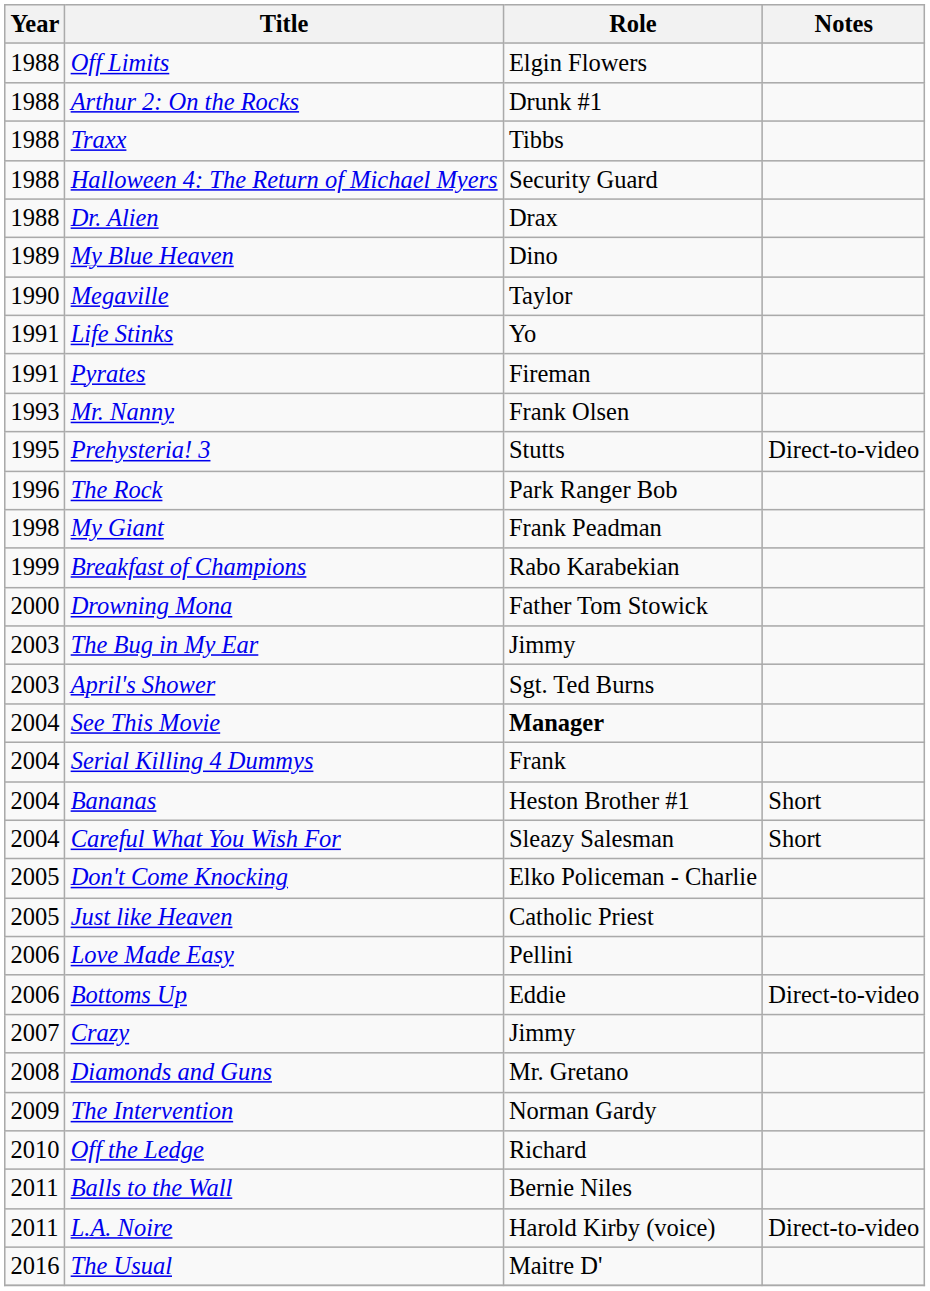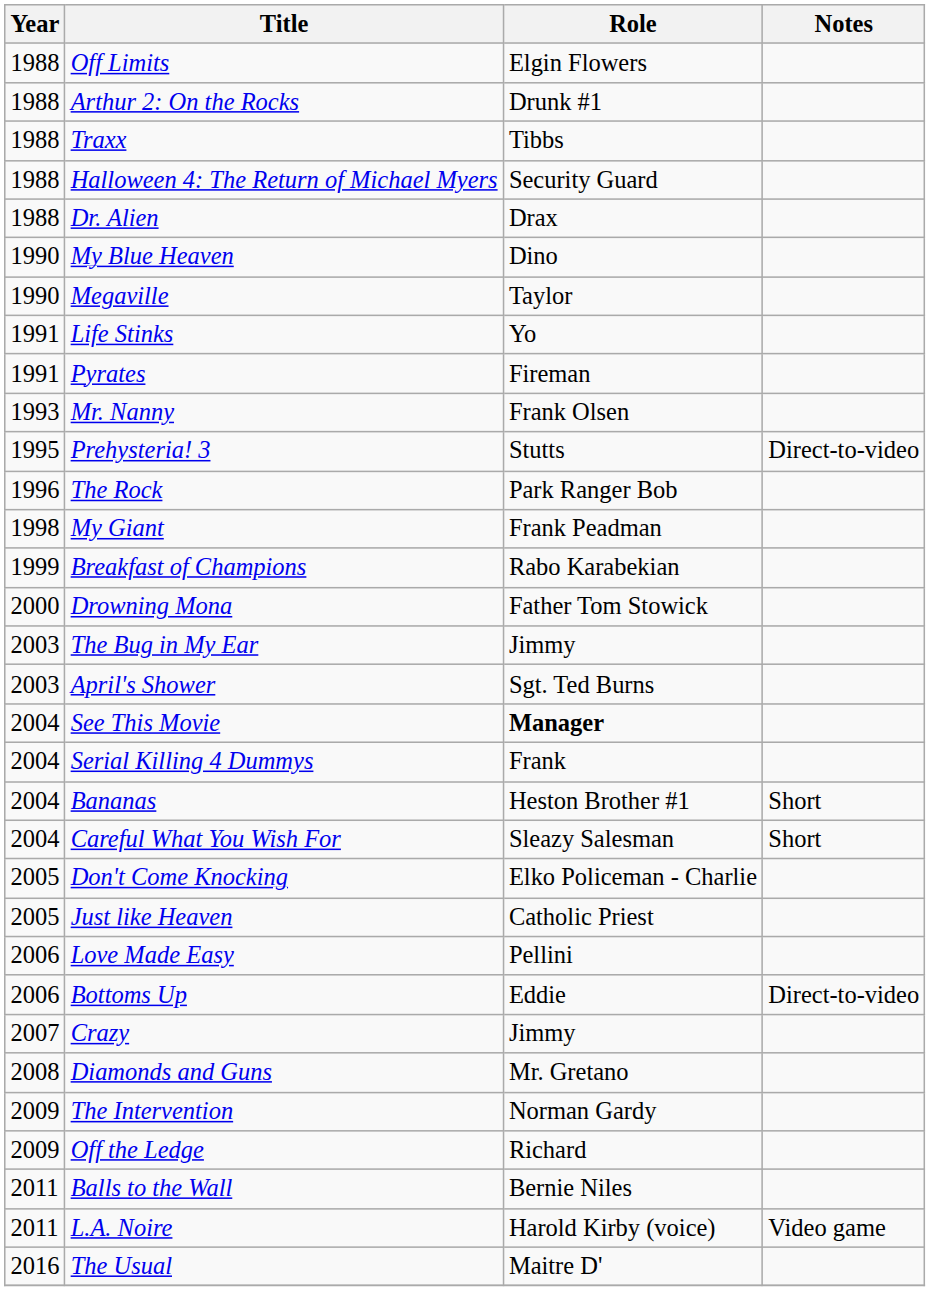(35, 256) 1989 -> (35, 256) 1990
(35, 1149) 2010 -> (35, 1149) 2009
(844, 1227) Direct-to-video -> (827, 1227) Video game
